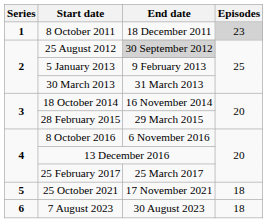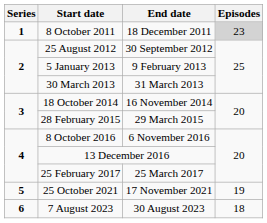(169, 48) lightgrey background -> (169, 48) no background
(239, 191) 18 -> (239, 191) 19
